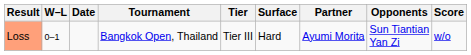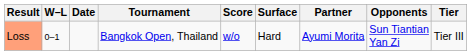columns swapped: (238, 13) <-> (449, 13)
